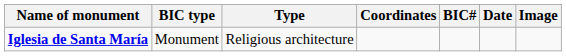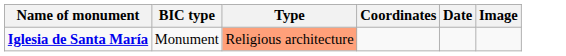- column: (460, 16)
(290, 39) no background -> (290, 39) lightsalmon background
